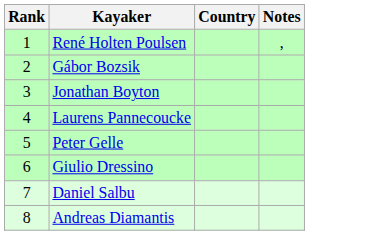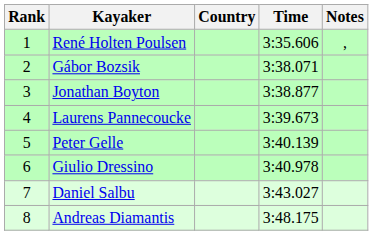+ column: (291, 17)
